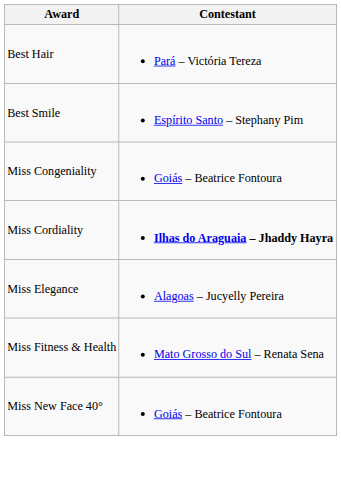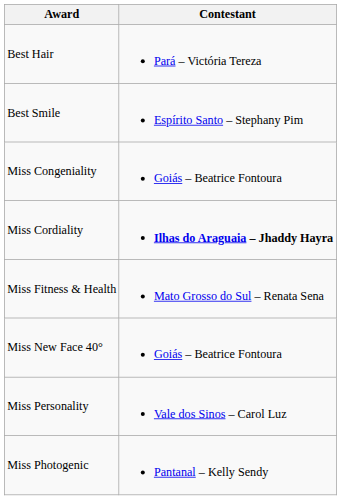- row: (43, 289)
+ row: (48, 406)
+ row: (48, 465)
